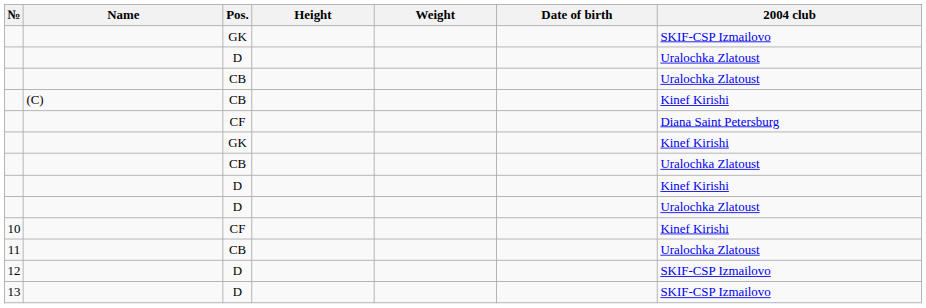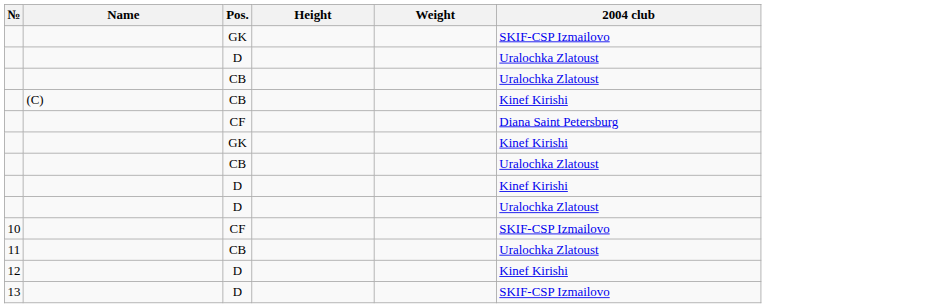- column: (577, 15)
(695, 228) Kinef Kirishi -> (555, 228) SKIF-CSP Izmailovo
(716, 270) SKIF-CSP Izmailovo -> (534, 270) Kinef Kirishi
